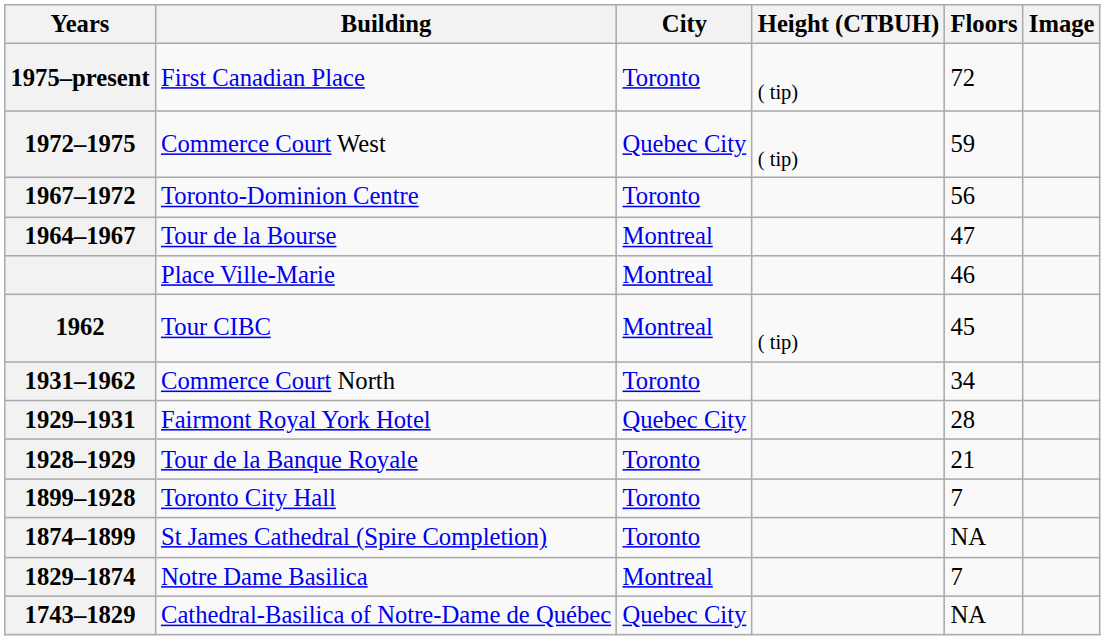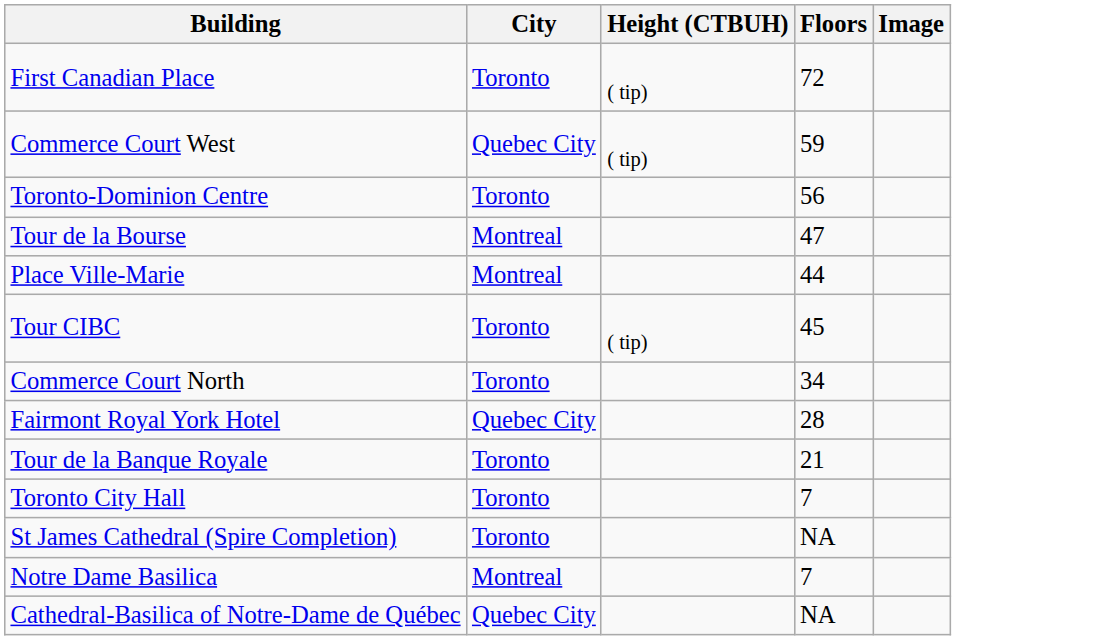- column: (80, 24)
(963, 274) 46 -> (812, 274) 44
(668, 327) Montreal -> (511, 327) Toronto
